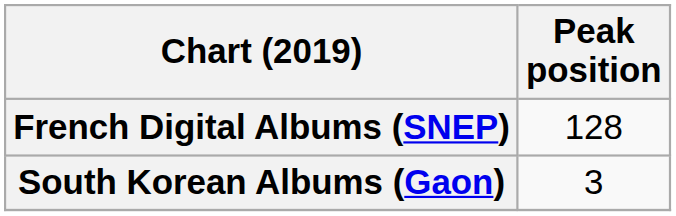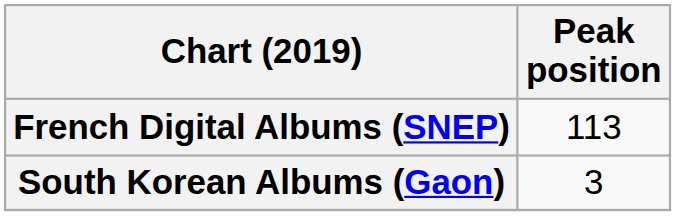(594, 126) 128 -> (594, 126) 113
